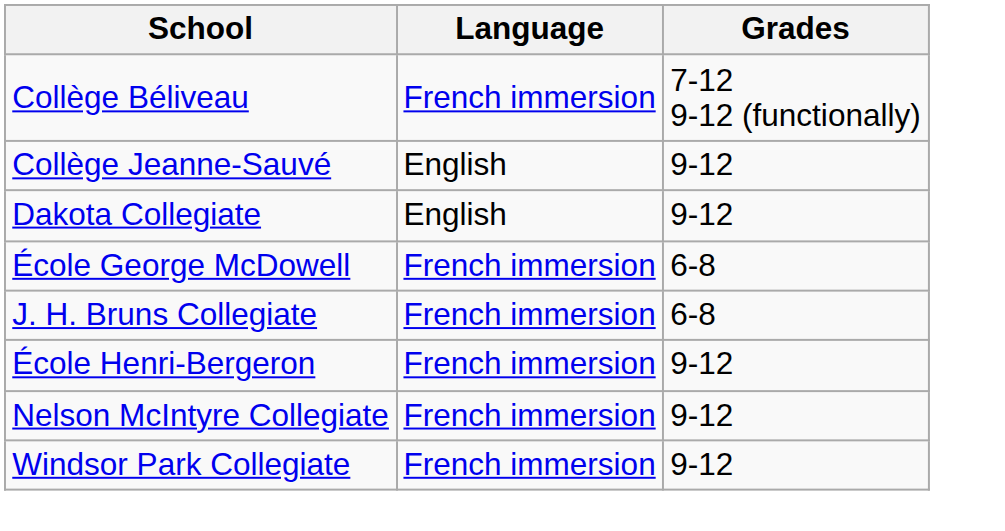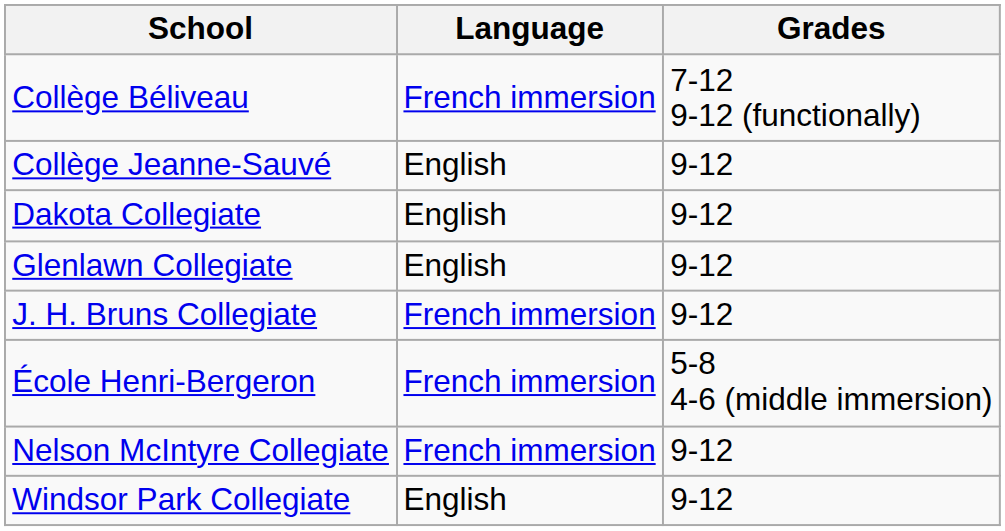- row: (181, 264)
+ row: (152, 264)
(693, 314) 6-8 -> (702, 314) 9-12
(702, 364) 9-12 -> (831, 382) 5-8 4-6 (middle immersion)
(530, 464) French immersion -> (455, 500) English
